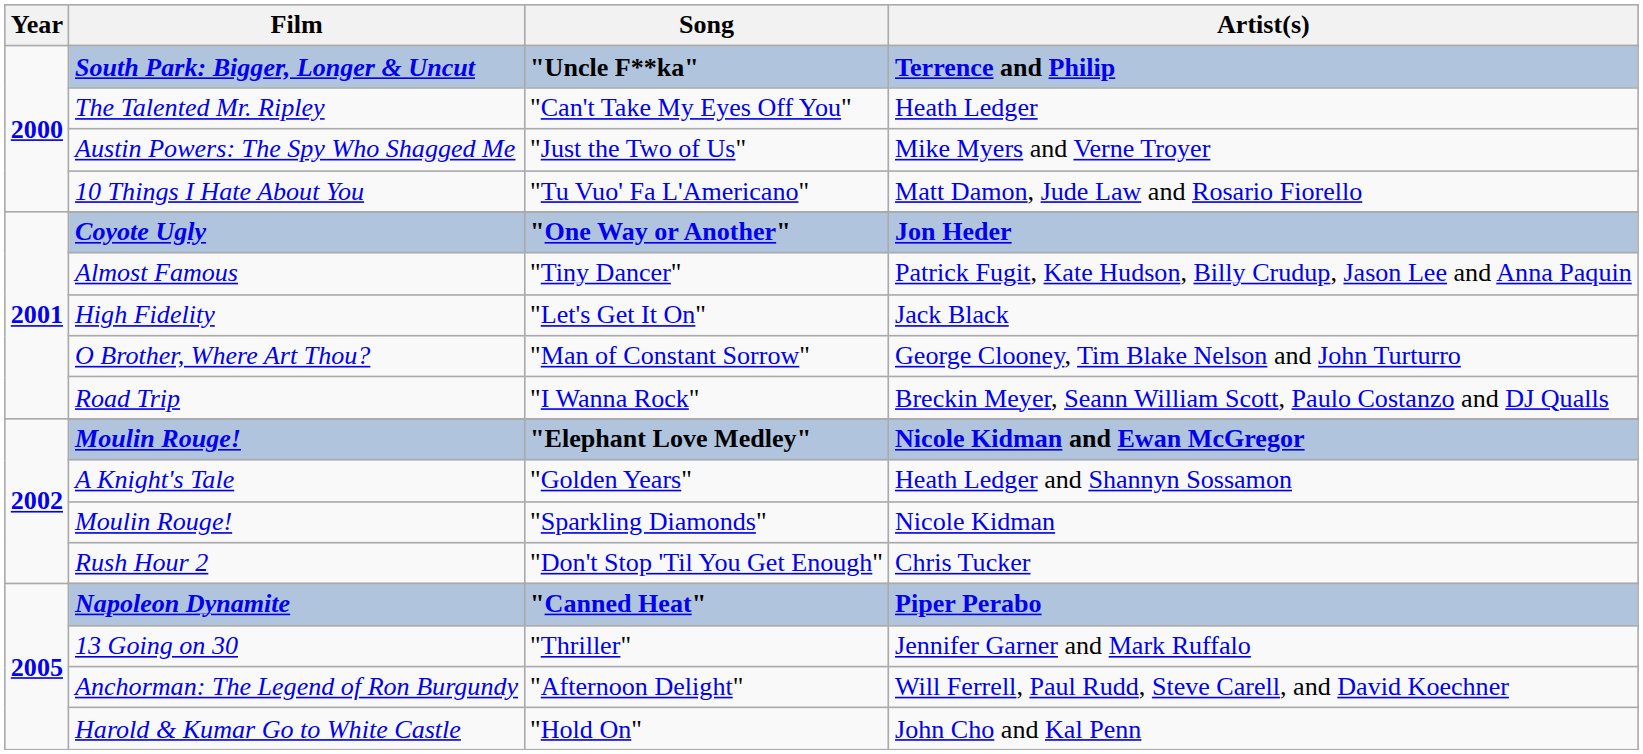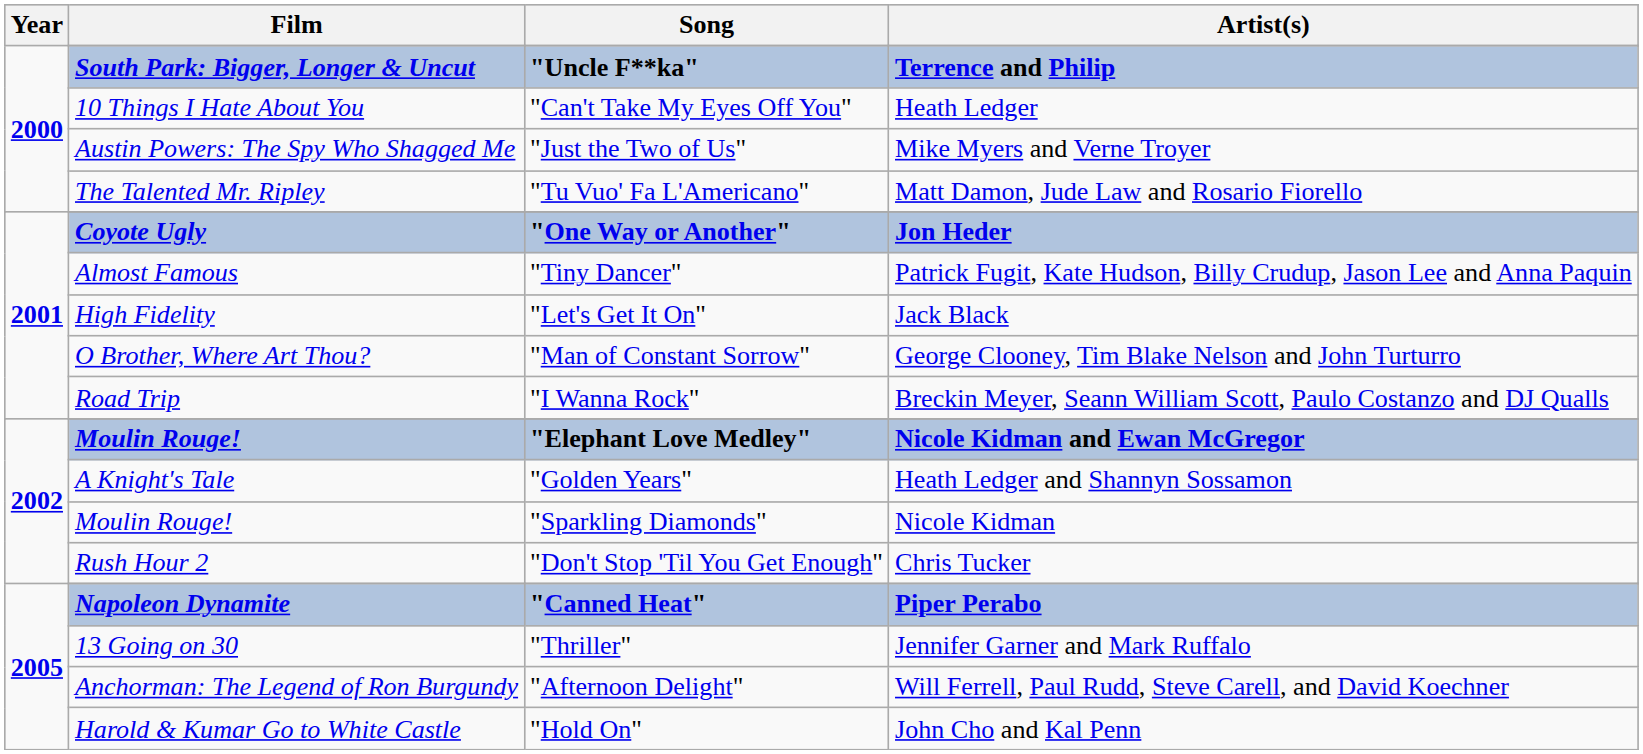(200, 107) The Talented Mr. Ripley -> (220, 107) 10 Things I Hate About You
(220, 190) 10 Things I Hate About You -> (200, 190) The Talented Mr. Ripley
